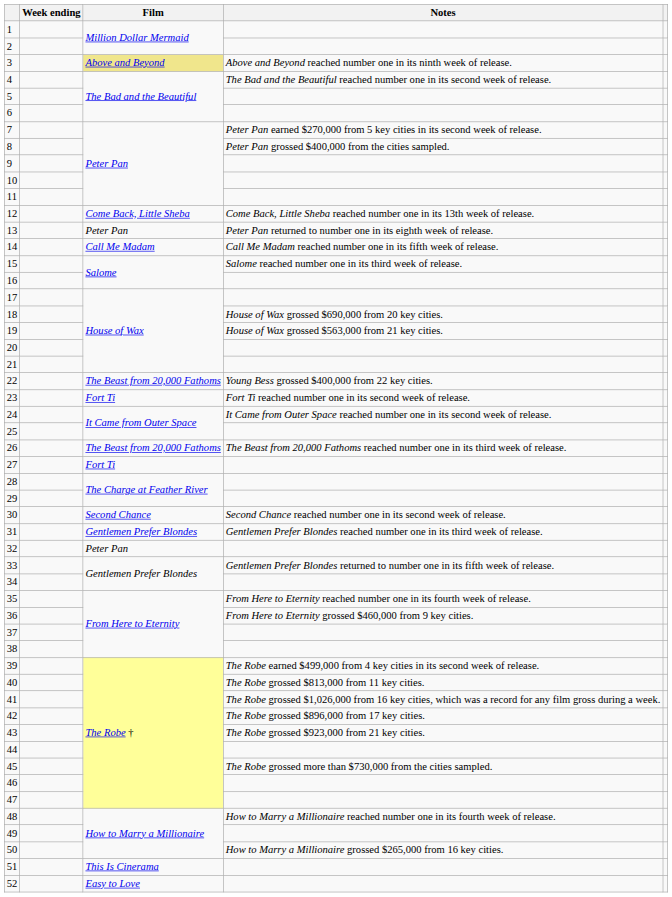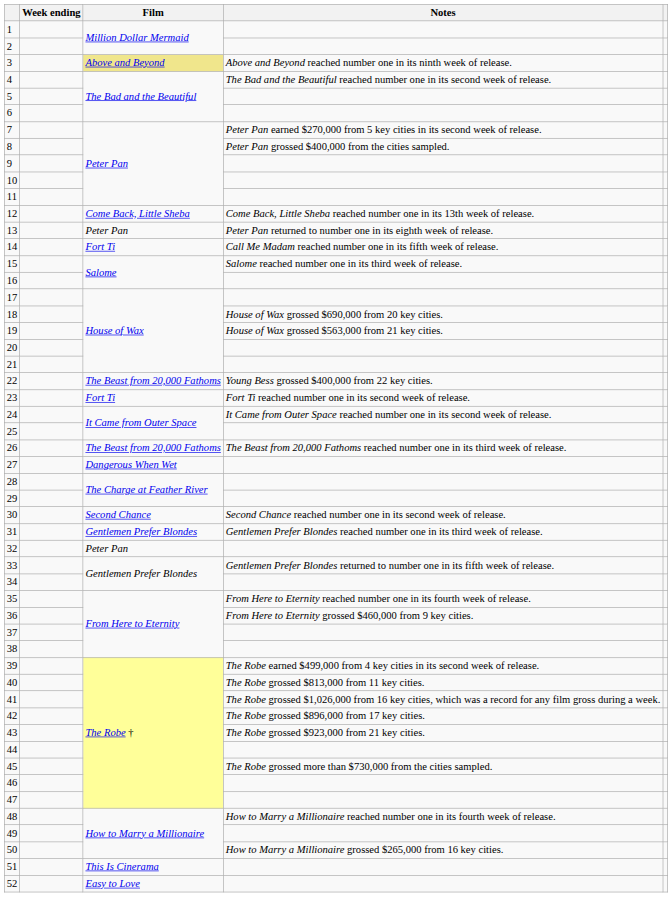(120, 247) Call Me Madam -> (100, 247) Fort Ti
(100, 465) Fort Ti -> (131, 465) Dangerous When Wet
